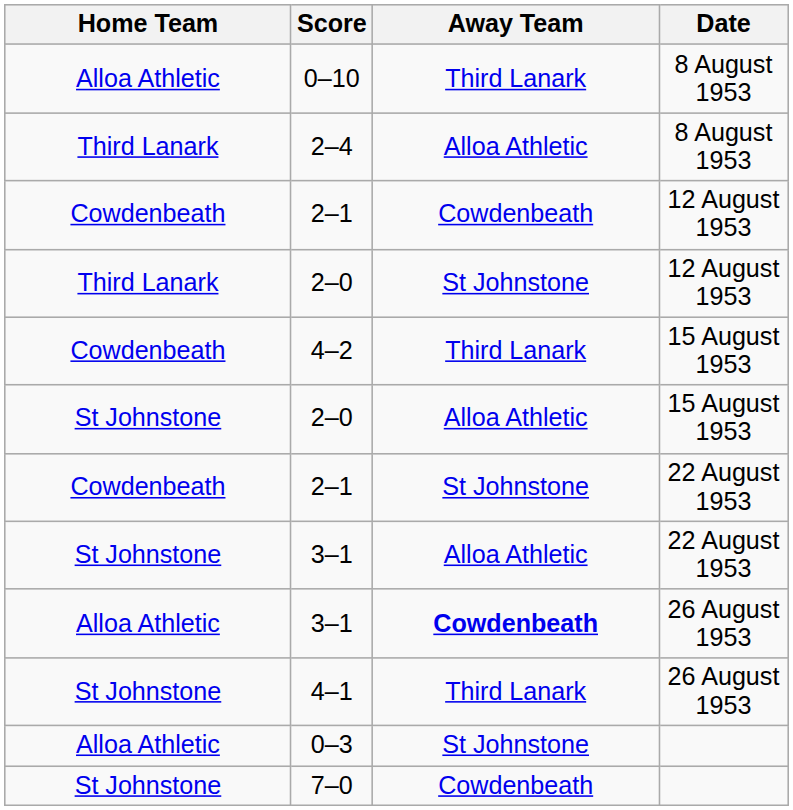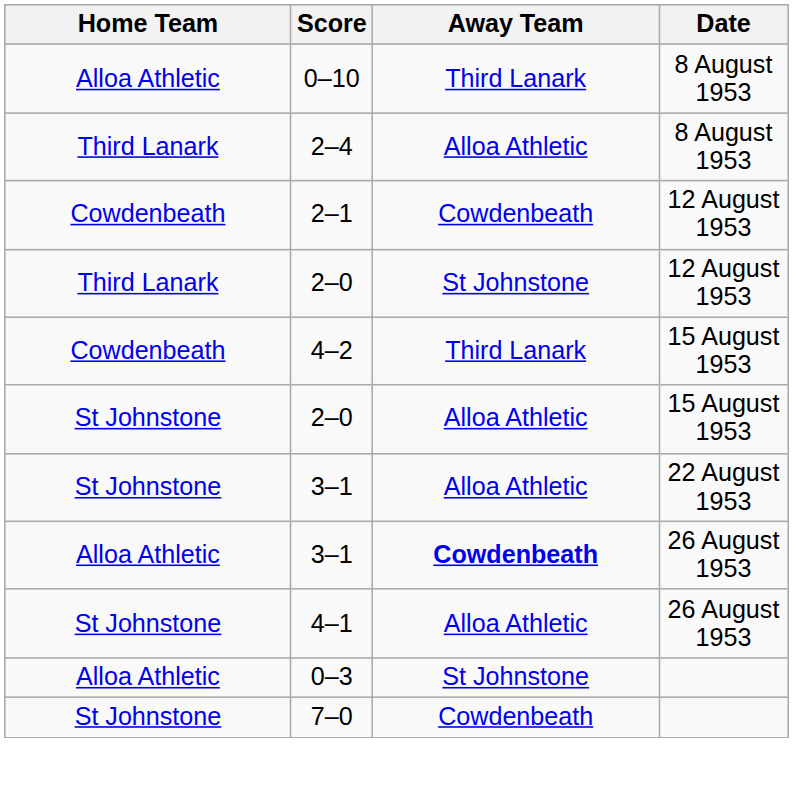- row: (332, 486)
(516, 691) Third Lanark -> (516, 623) Alloa Athletic
